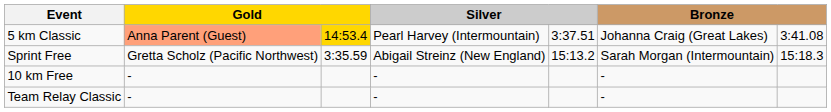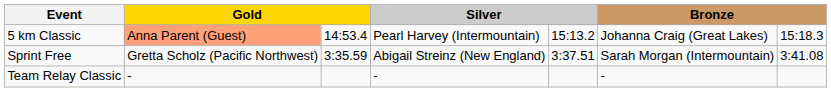(346, 35) gold background -> (346, 35) no background
(573, 35) 3:37.51 -> (573, 35) 15:13.2
(802, 35) 3:41.08 -> (802, 35) 15:18.3
(573, 55) 15:13.2 -> (573, 55) 3:37.51
(802, 55) 15:18.3 -> (802, 55) 3:41.08
- row: (40, 76)
